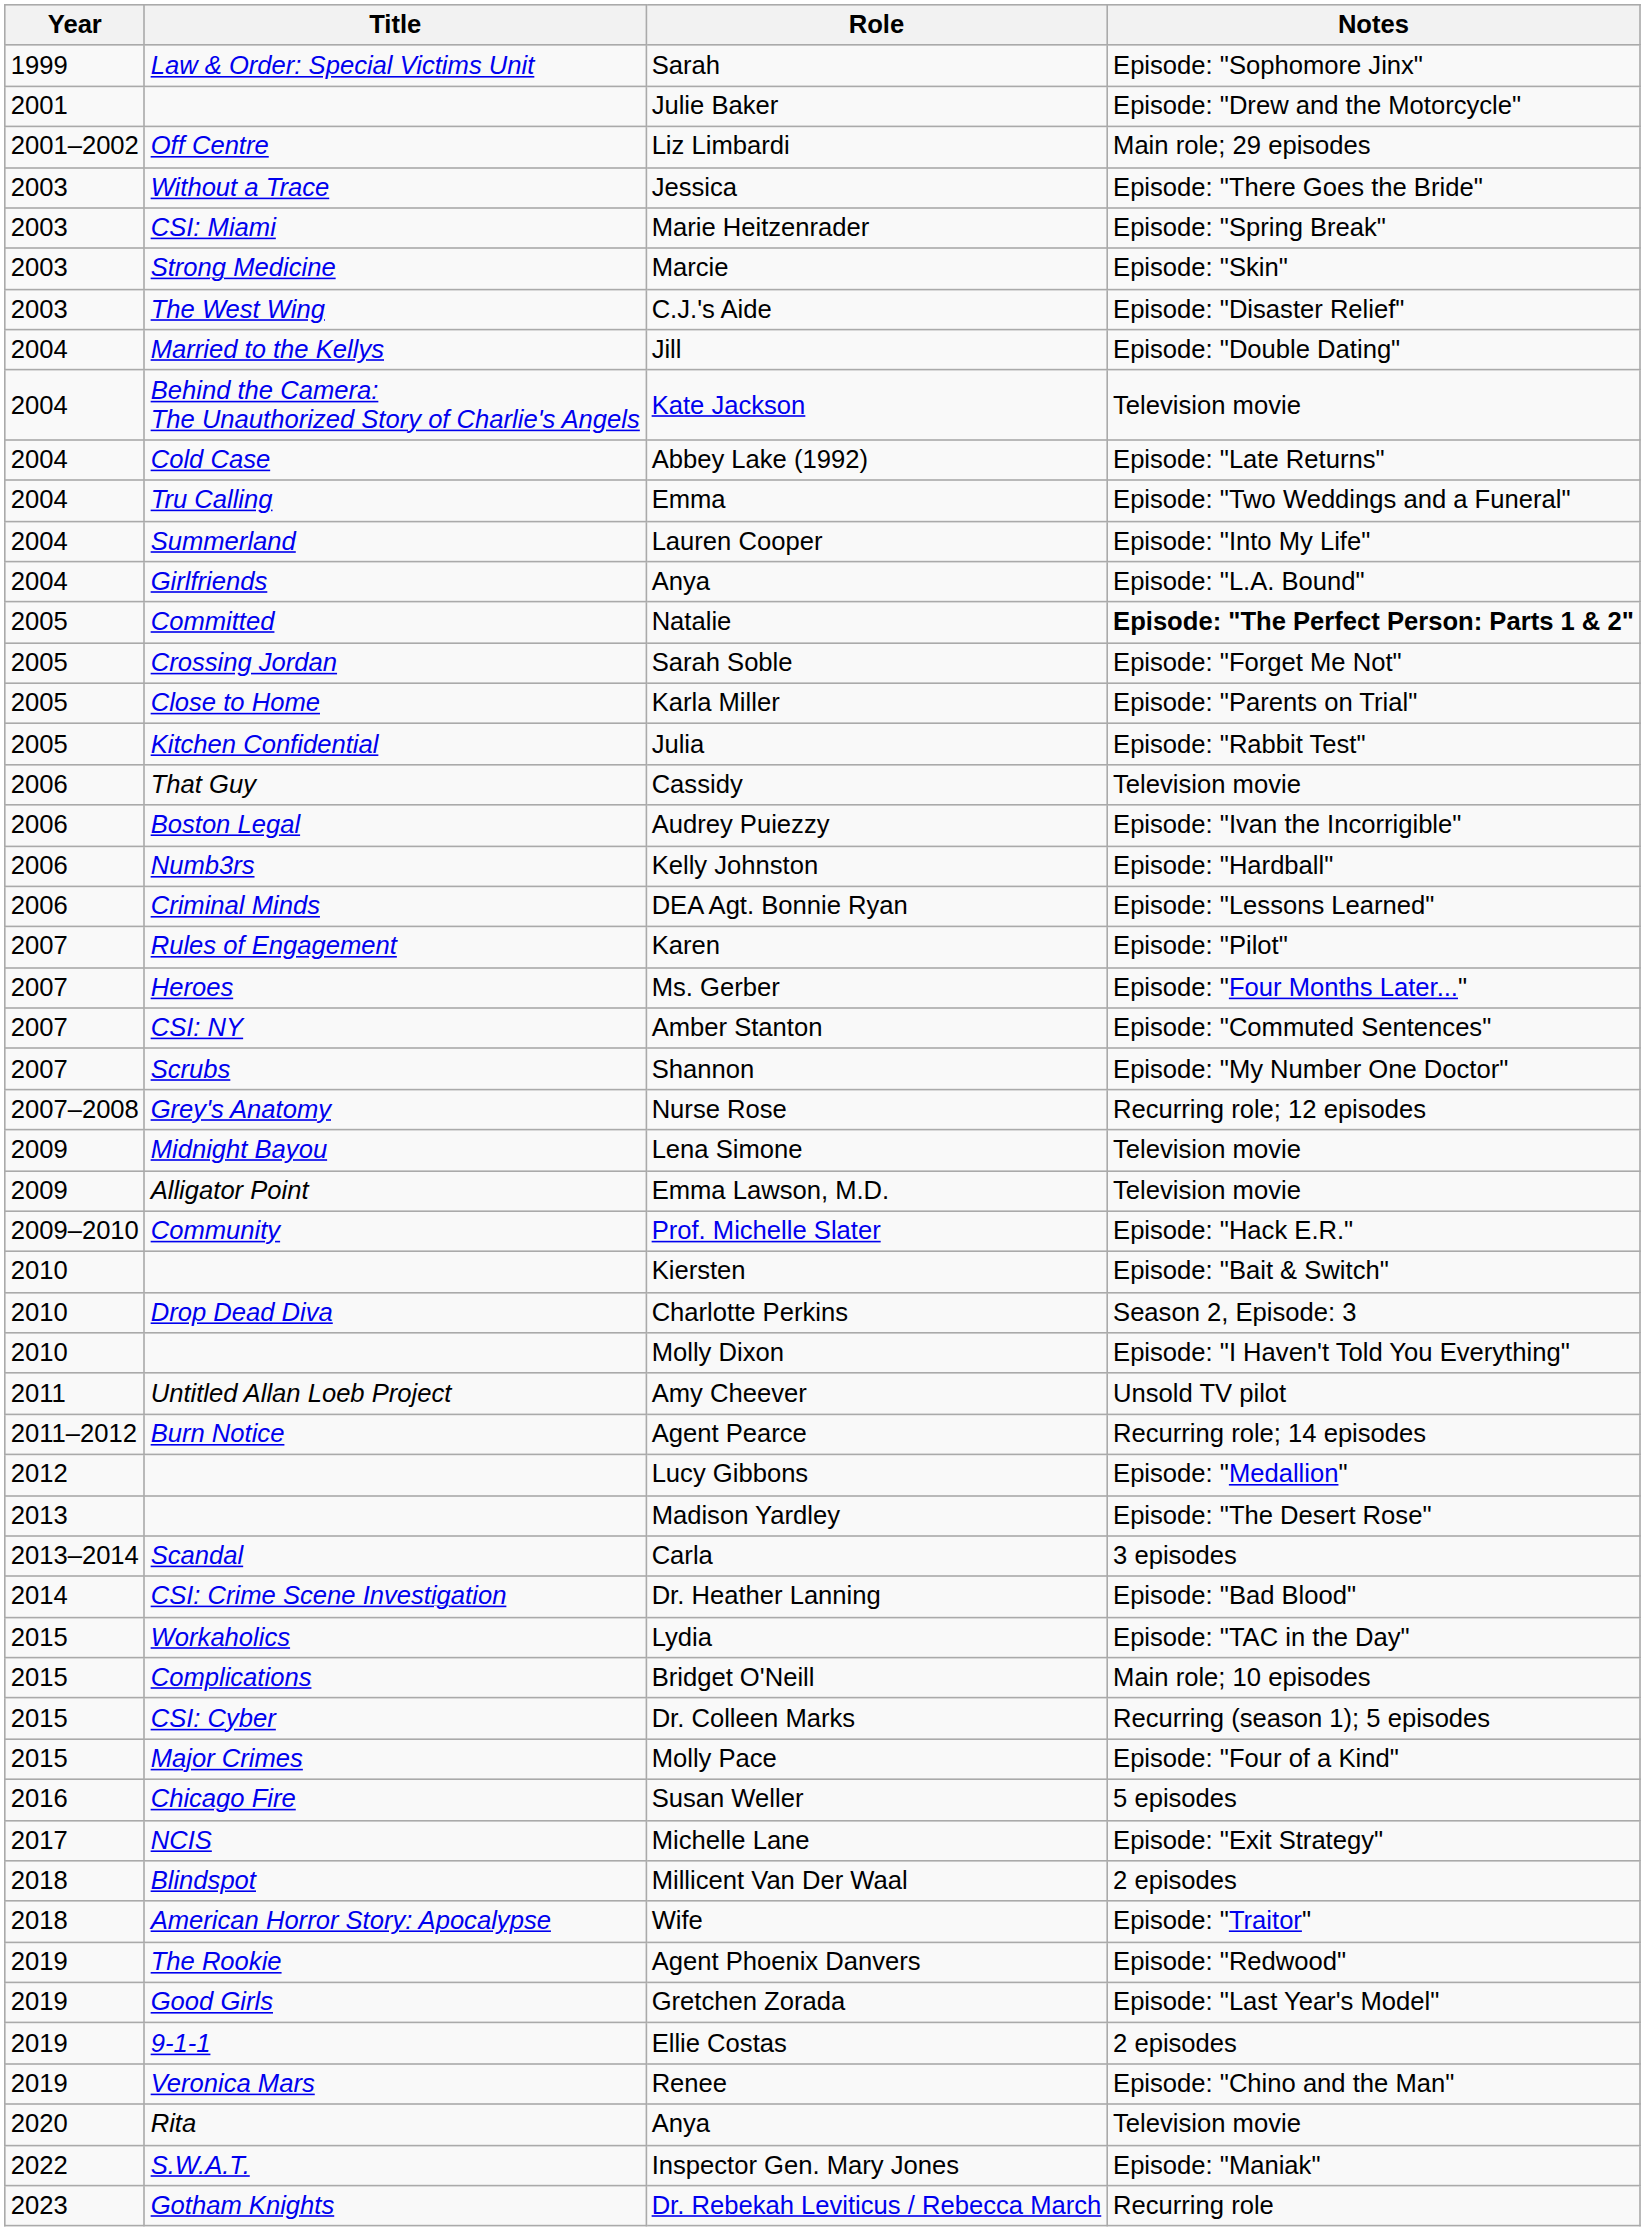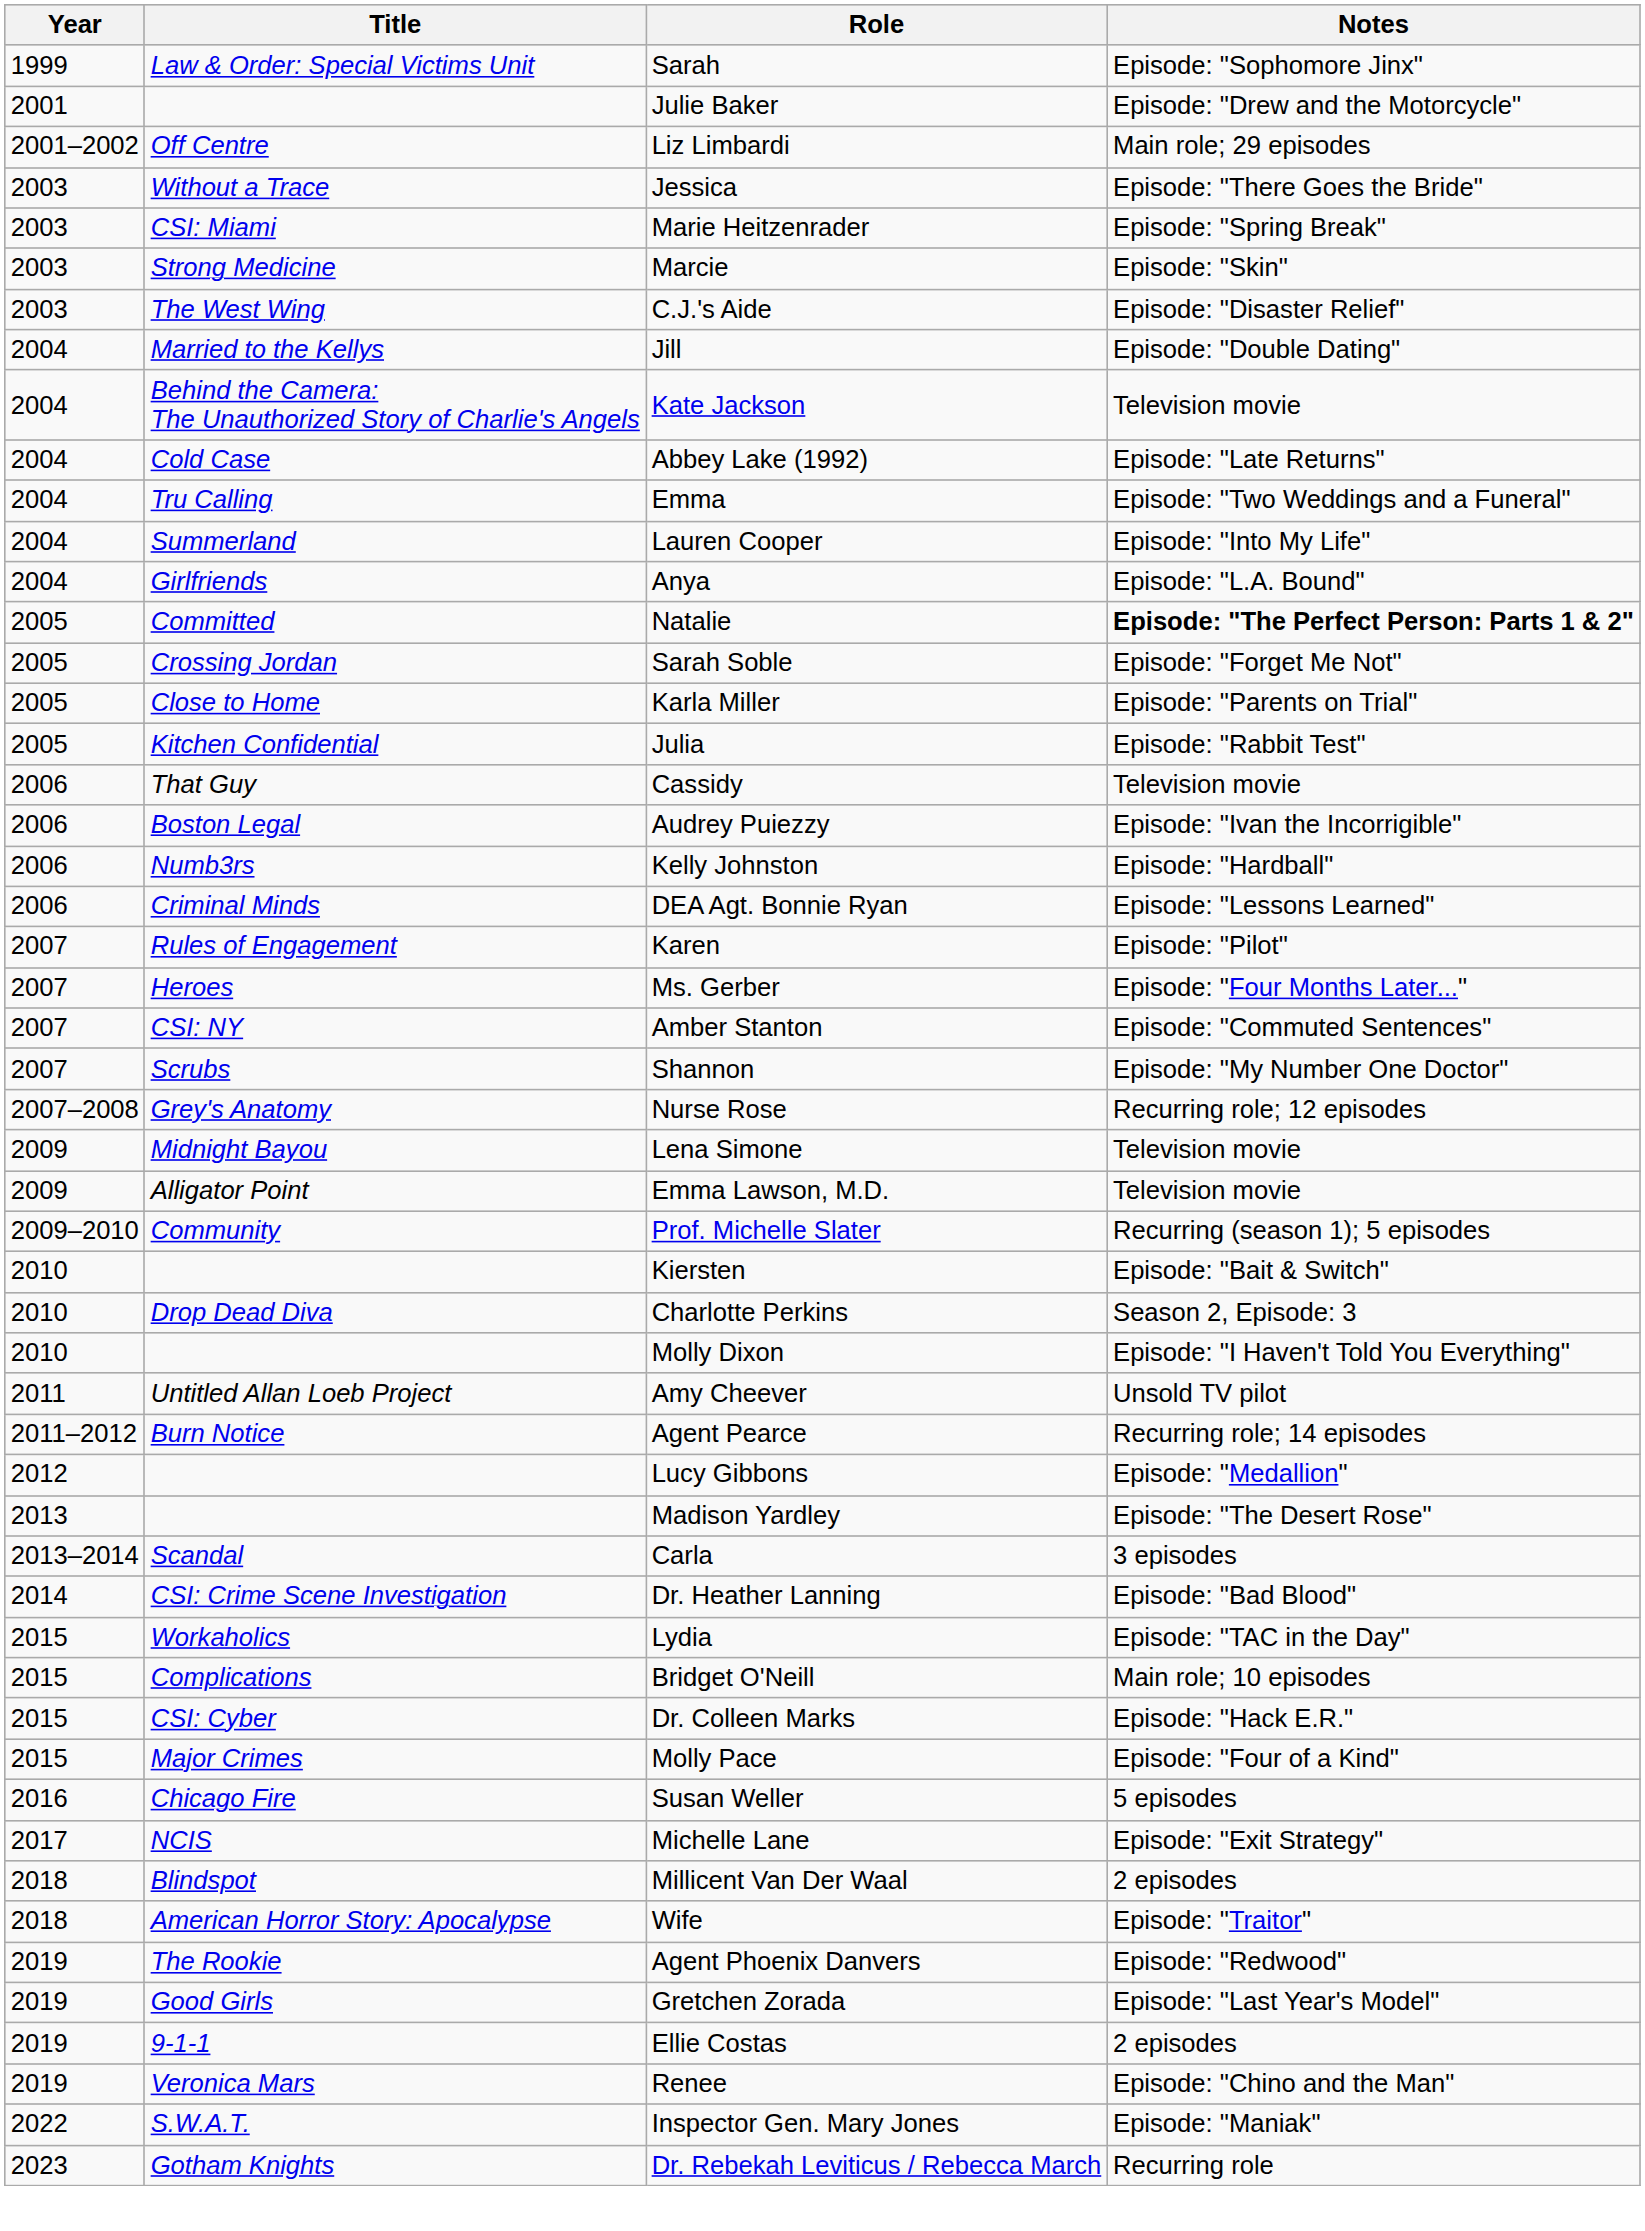(1233, 1230) Episode: "Hack E.R." -> (1302, 1230) Recurring (season 1); 5 episodes
(1302, 1718) Recurring (season 1); 5 episodes -> (1233, 1718) Episode: "Hack E.R."
- row: (173, 2124)
